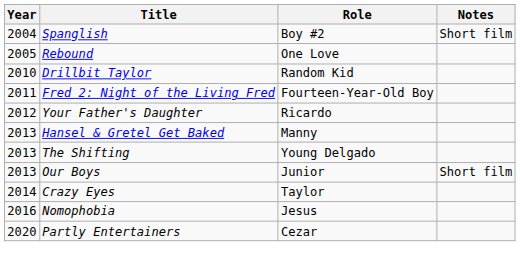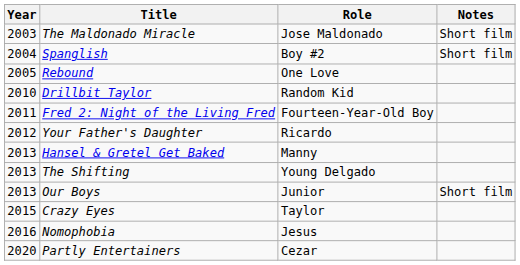+ row: (119, 34)
(22, 192) 2014 -> (22, 211) 2015
